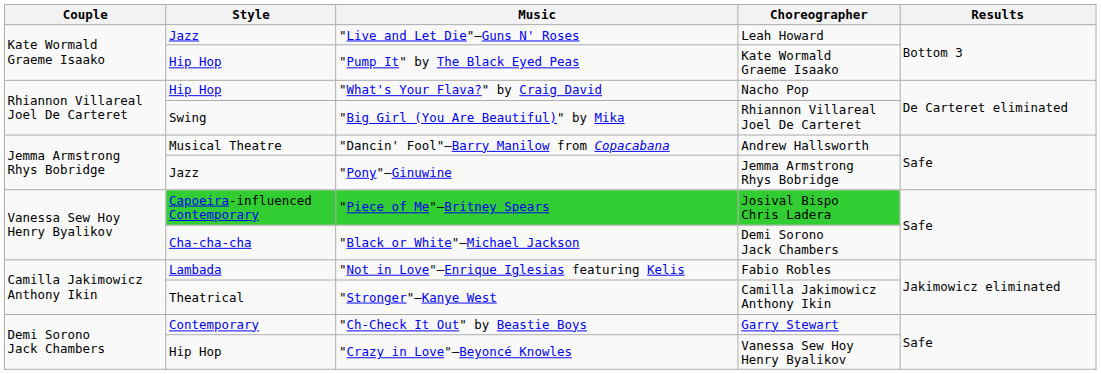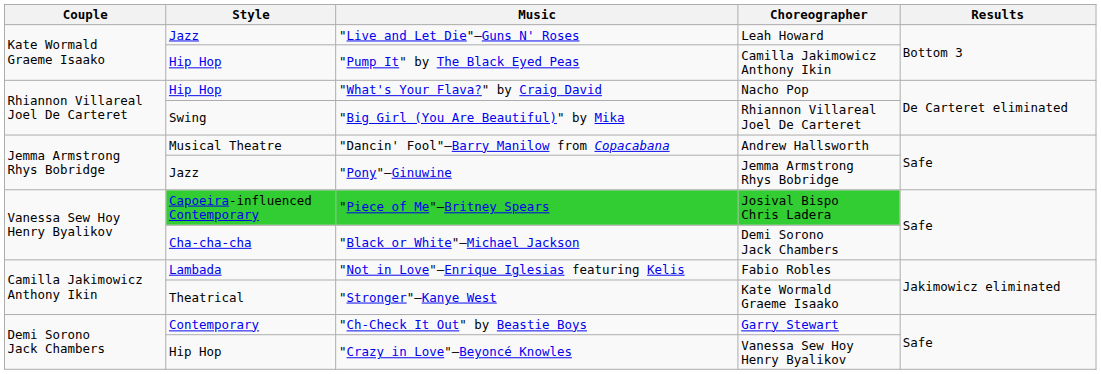(790, 63) Kate Wormald Graeme Isaako -> (809, 63) Camilla Jakimowicz Anthony Ikin
(809, 297) Camilla Jakimowicz Anthony Ikin -> (790, 297) Kate Wormald Graeme Isaako
